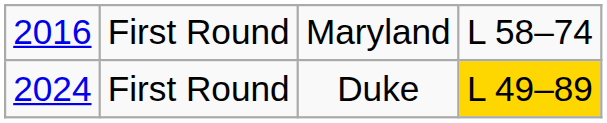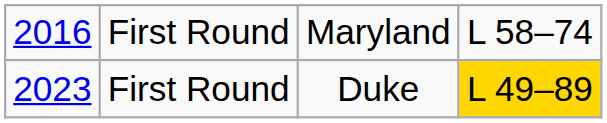(52, 88) 2024 -> (52, 88) 2023
